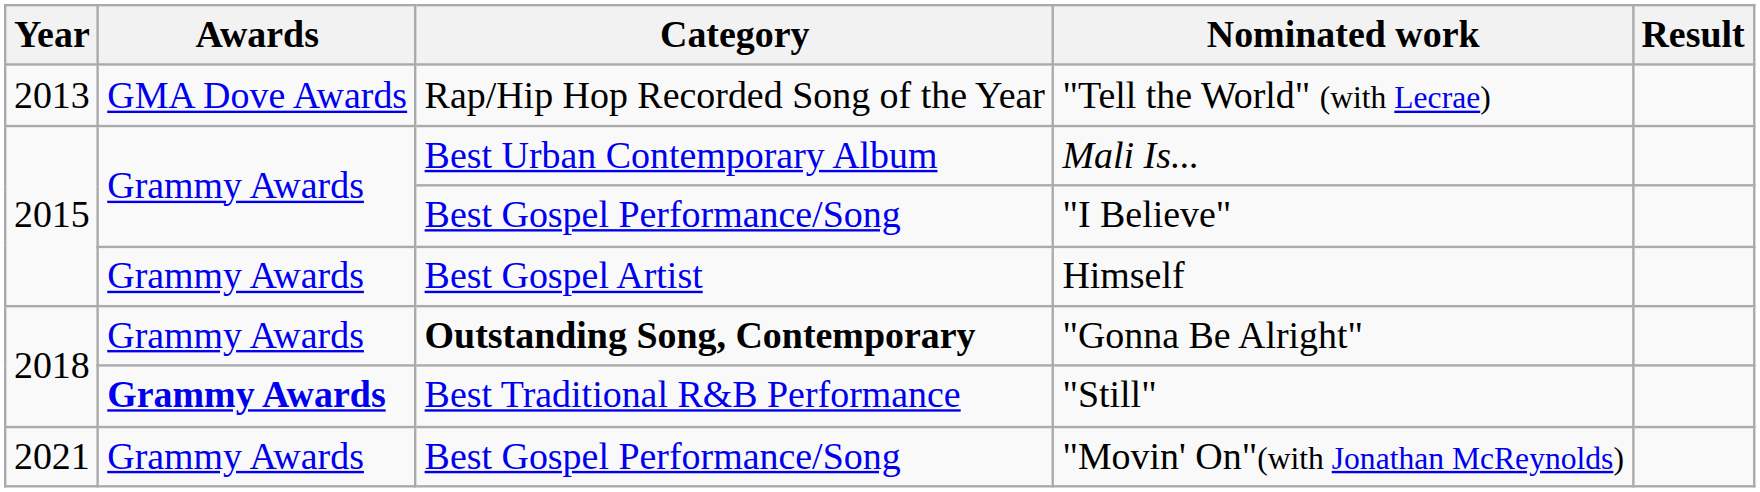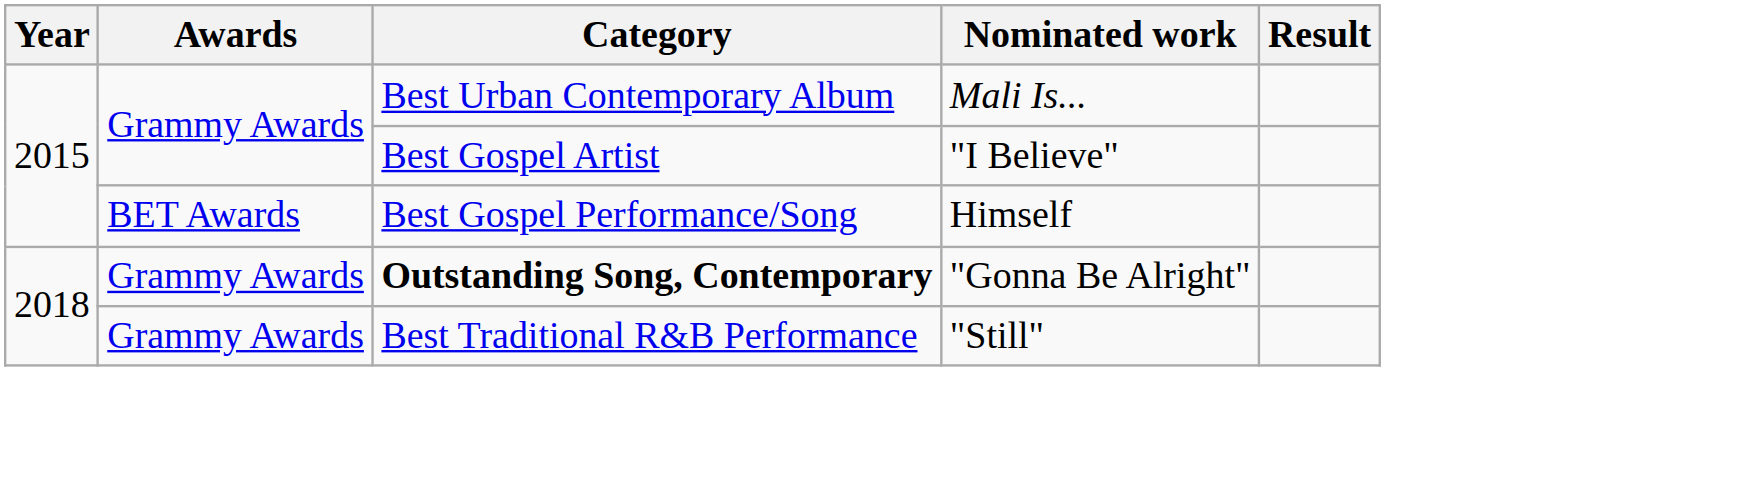- row: (1277, 94)
(663, 214) Best Gospel Performance/Song -> (520, 154) Best Gospel Artist
(236, 275) Grammy Awards -> (204, 214) BET Awards
(564, 275) Best Gospel Artist -> (619, 214) Best Gospel Performance/Song
(246, 395) bold -> (236, 335) normal
- row: (1343, 455)
